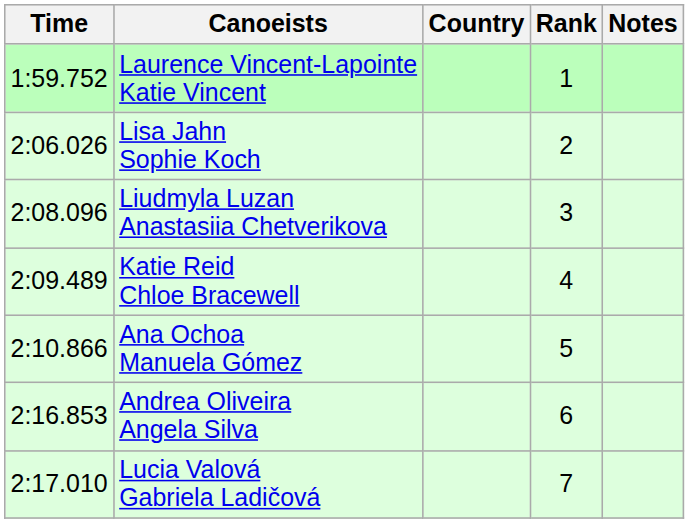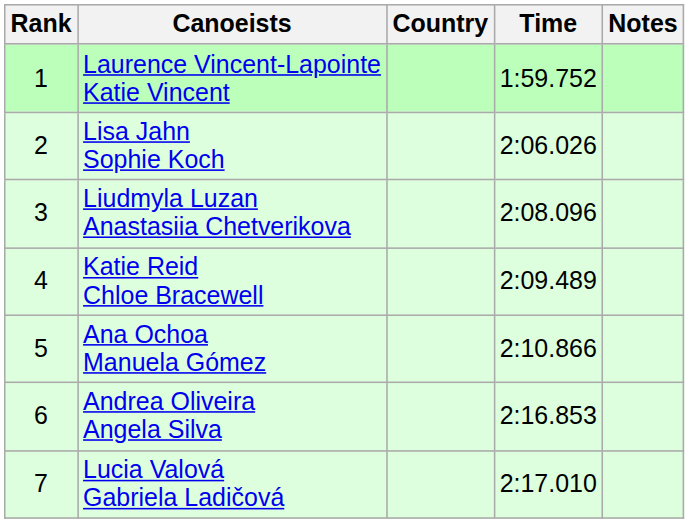columns swapped: (566, 24) <-> (59, 24)
